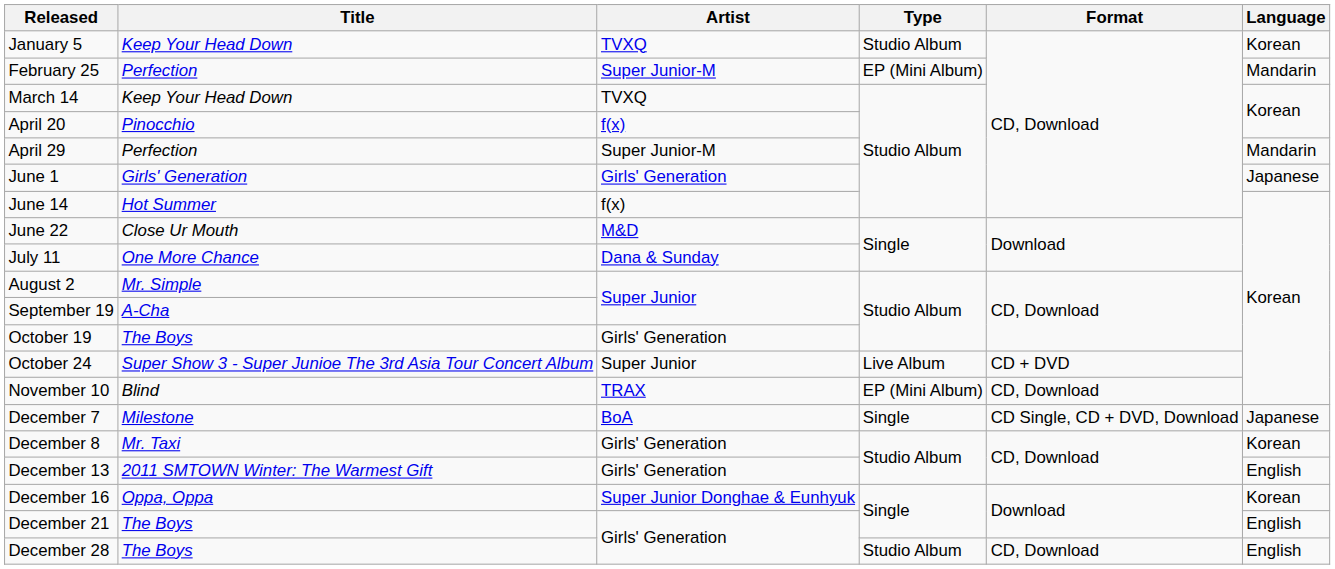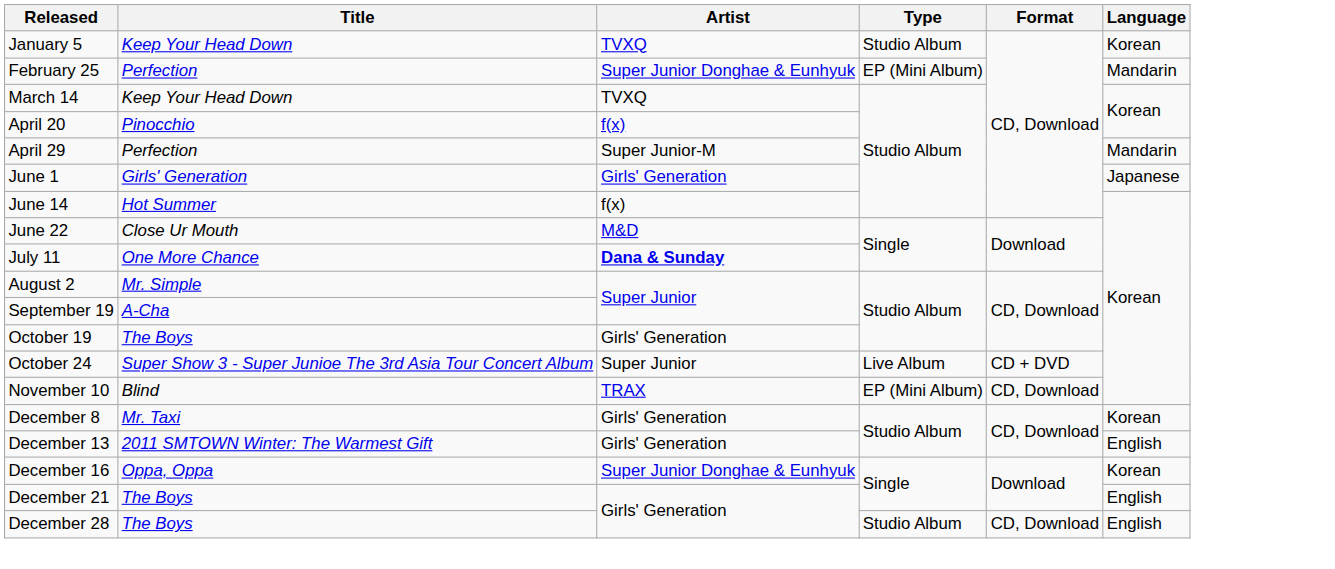(658, 71) Super Junior-M -> (728, 71) Super Junior Donghae & Eunhyuk
(660, 257) normal -> (663, 257) bold
- row: (54, 417)
